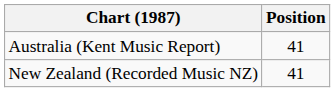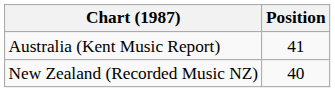(296, 73) 41 -> (296, 73) 40
